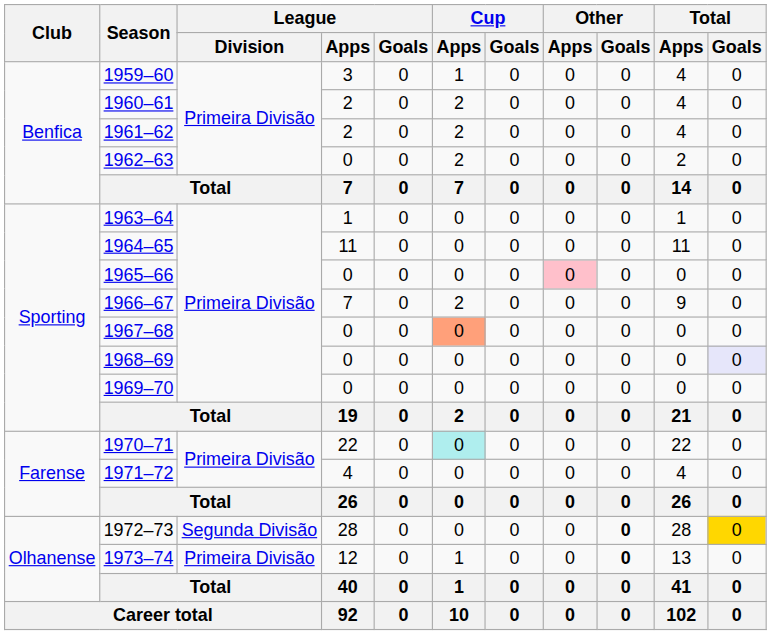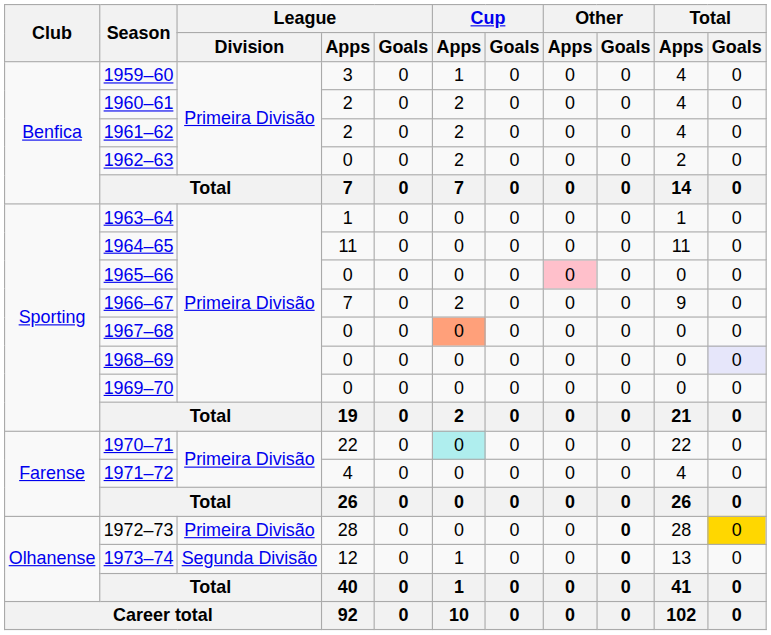(249, 530) Segunda Divisão -> (249, 530) Primeira Divisão
(249, 558) Primeira Divisão -> (249, 558) Segunda Divisão
